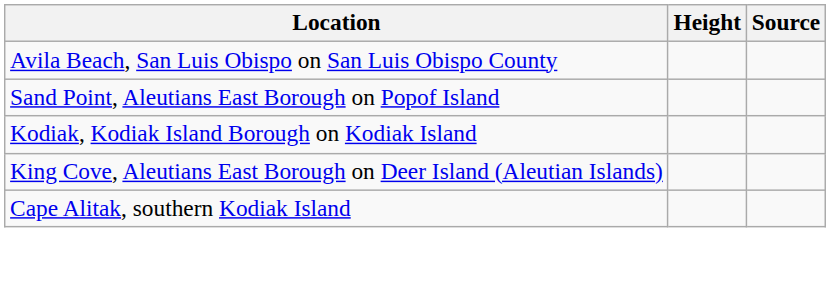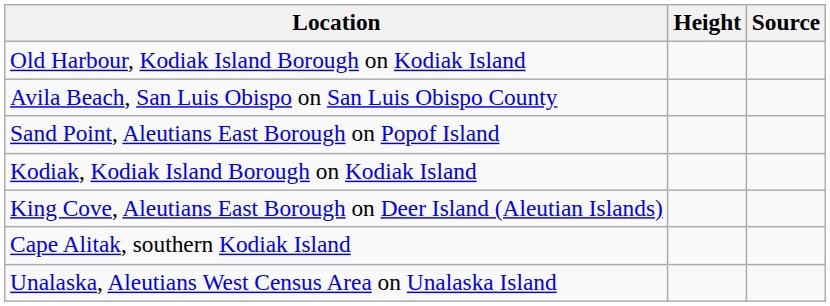+ row: (268, 60)
+ row: (283, 282)
